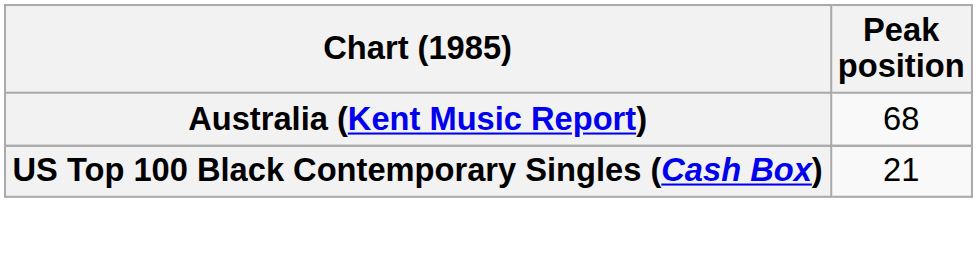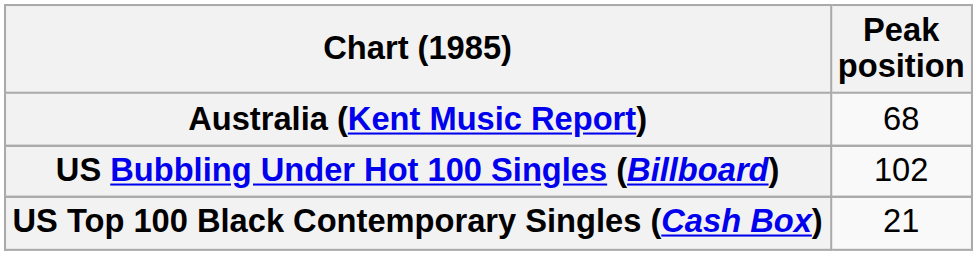+ row: (418, 170)
